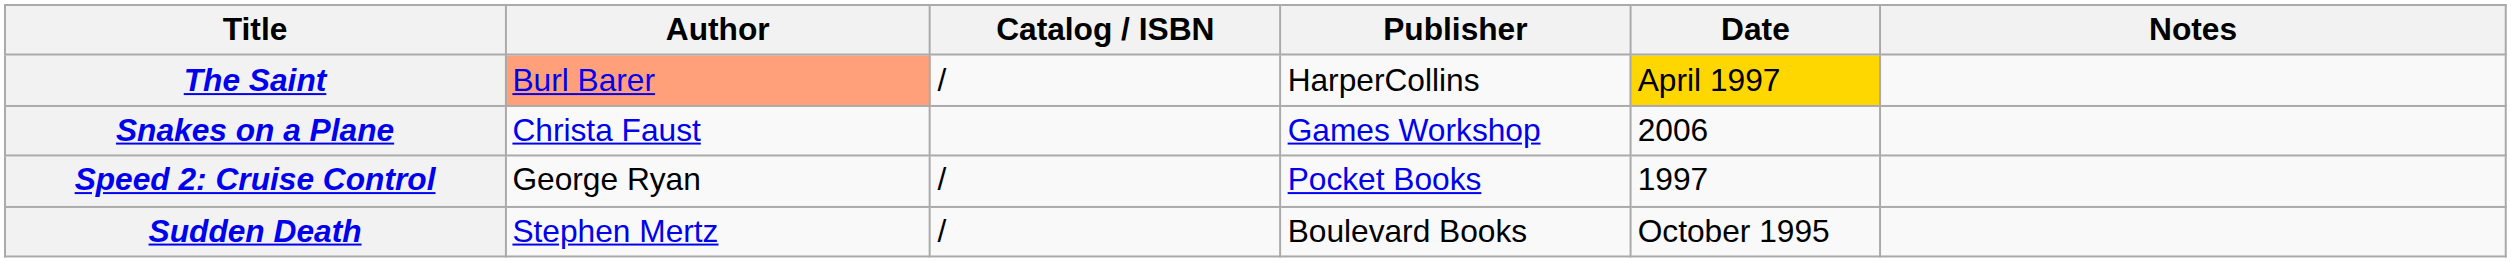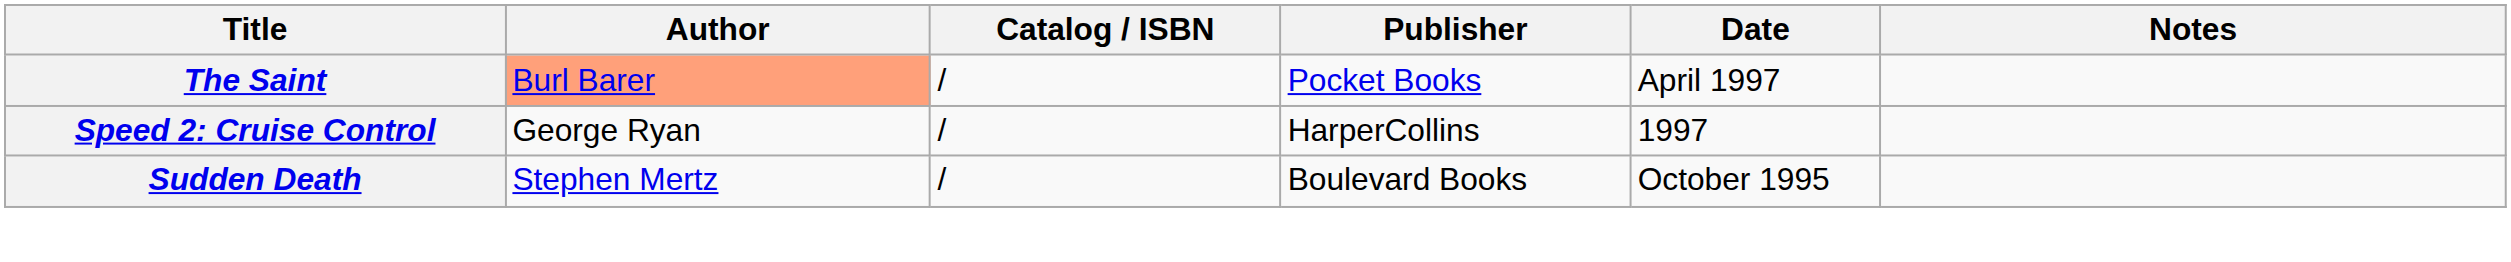(1384, 79) HarperCollins -> (1384, 79) Pocket Books
(1709, 79) gold background -> (1709, 79) no background
- row: (255, 130)
(1384, 180) Pocket Books -> (1384, 130) HarperCollins
